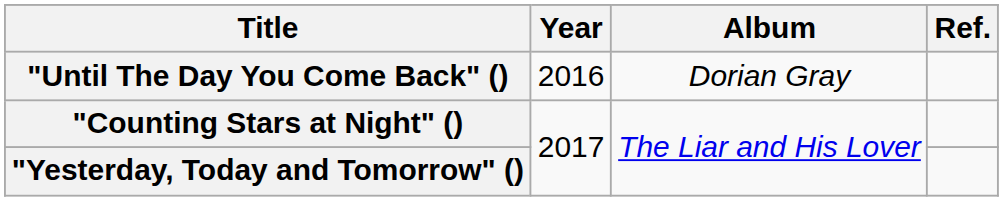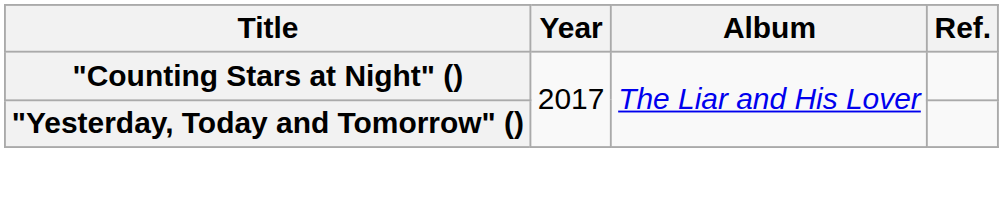- row: (268, 75)
